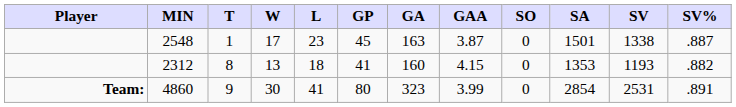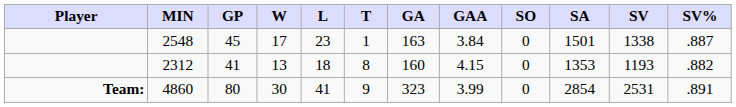columns swapped: (363, 16) <-> (229, 16)
(470, 41) 3.87 -> (470, 41) 3.84
